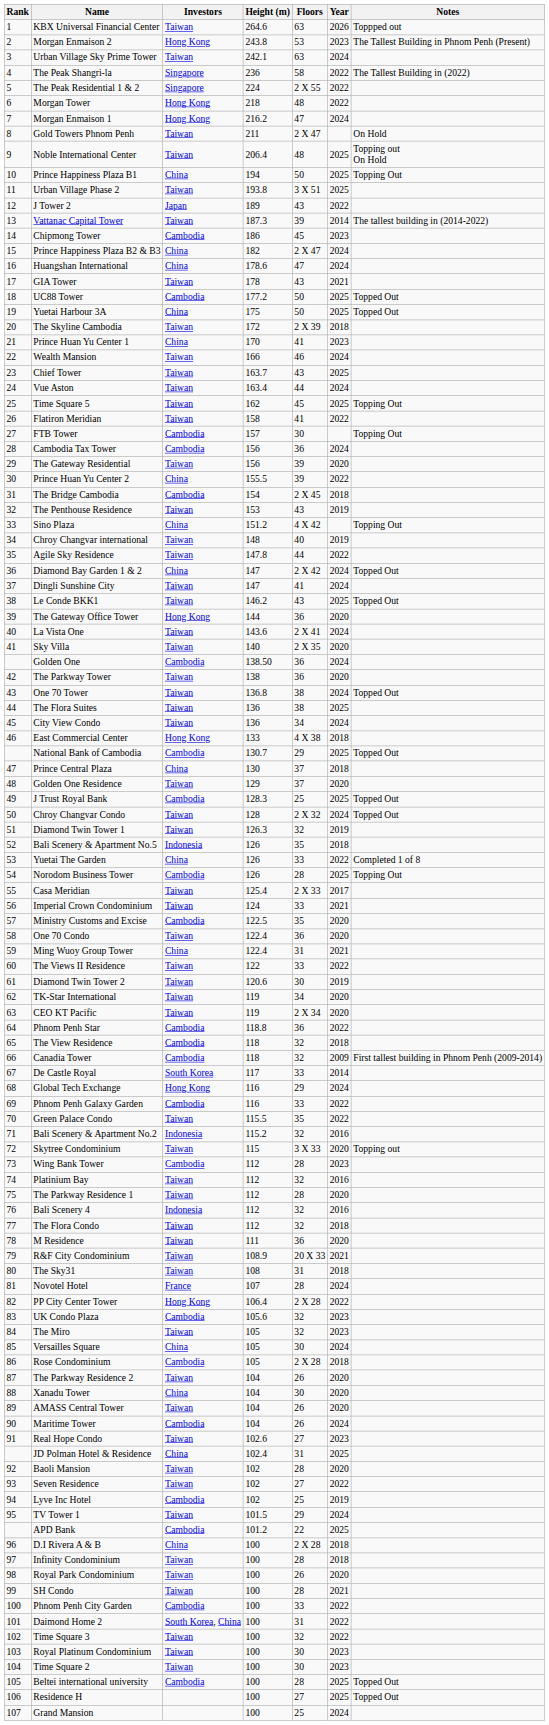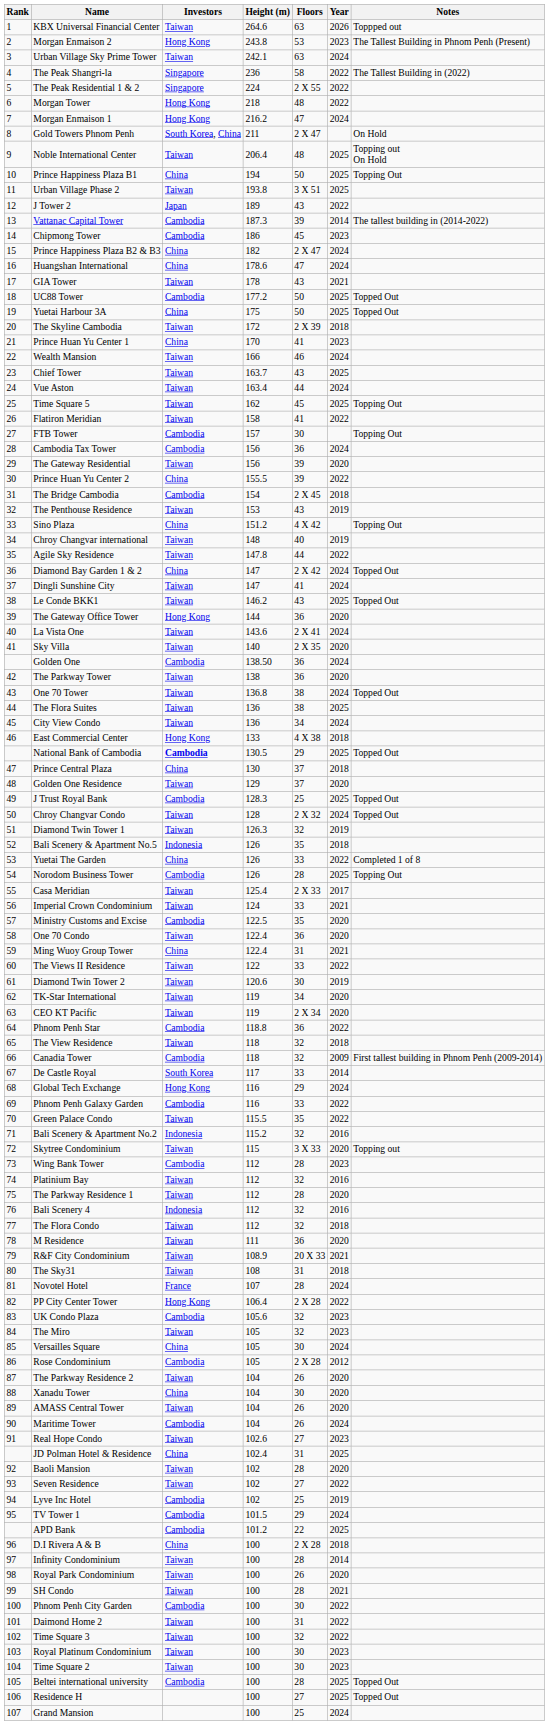(179, 133) Taiwan -> (203, 133) South Korea, China
(179, 220) Taiwan -> (185, 220) Cambodia
(185, 753) normal -> (186, 753) bold
(256, 753) 130.7 -> (256, 753) 130.5
(185, 1042) Cambodia -> (179, 1042) Taiwan
(339, 1362) 2018 -> (339, 1362) 2012
(179, 1514) Taiwan -> (185, 1514) Cambodia
(339, 1560) 2018 -> (339, 1560) 2014
(299, 1606) 33 -> (299, 1606) 30
(203, 1621) South Korea, China -> (179, 1621) Taiwan
